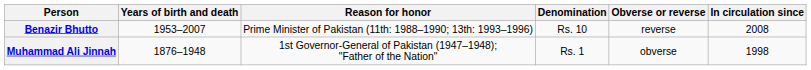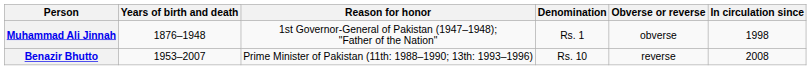rows swapped: (61, 51) <-> (61, 29)
